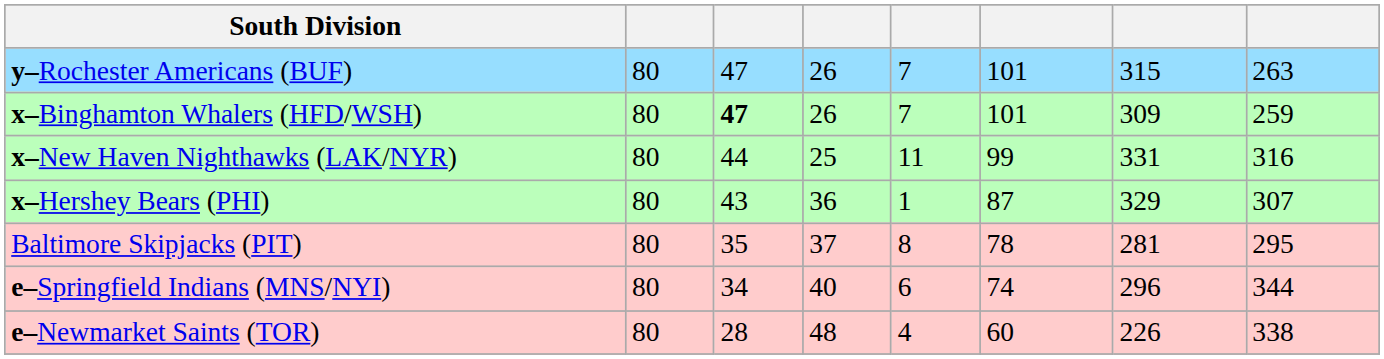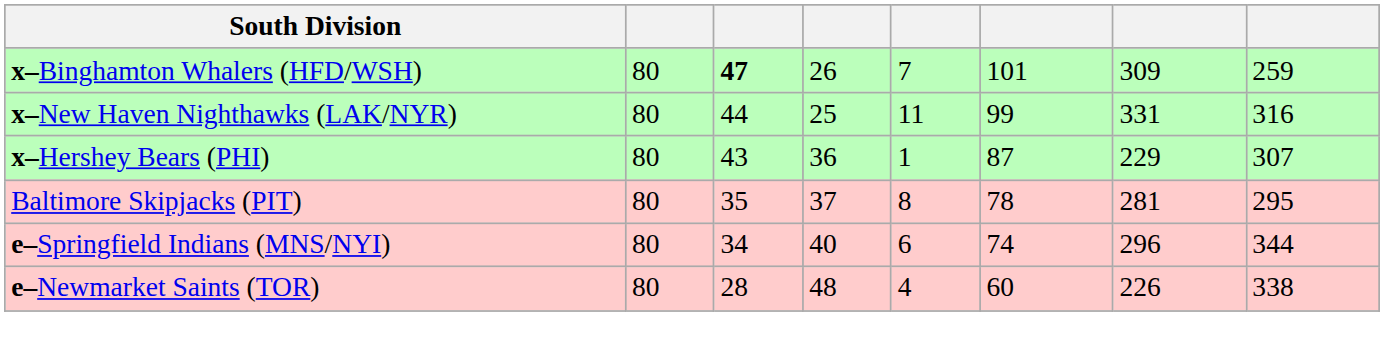- row: (182, 69)
(1140, 200) 329 -> (1140, 157) 229
